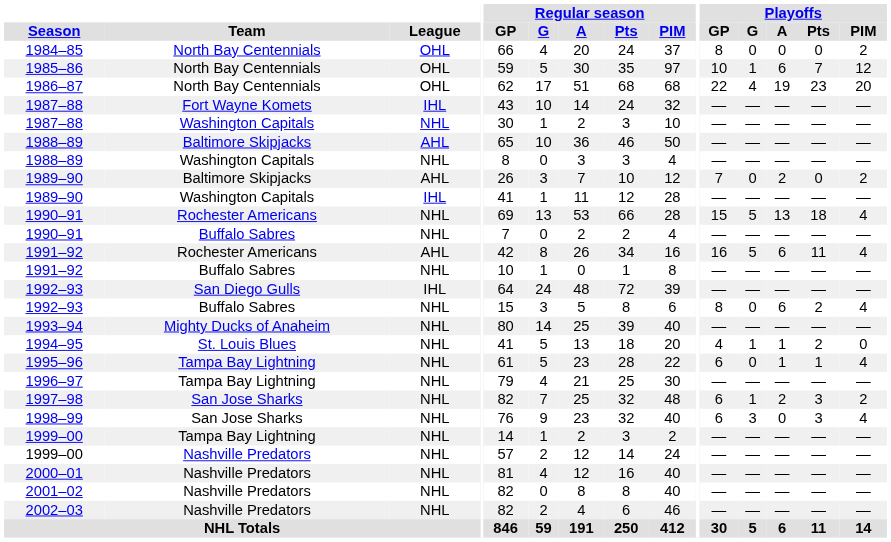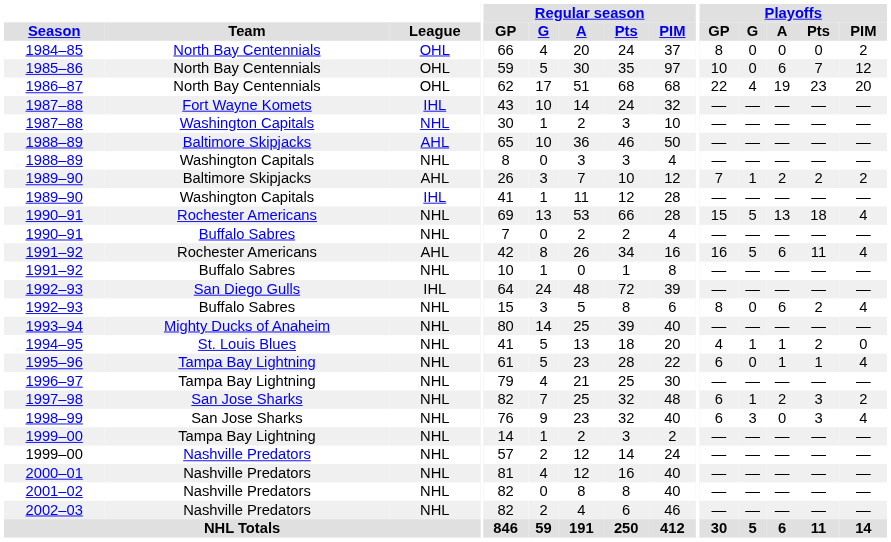(753, 68) 1 -> (753, 68) 0
(753, 178) 0 -> (753, 178) 1
(819, 178) 0 -> (819, 178) 2
